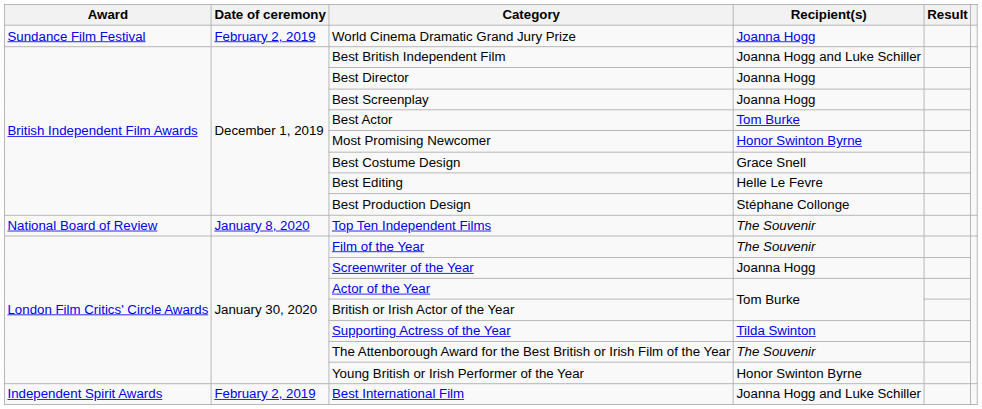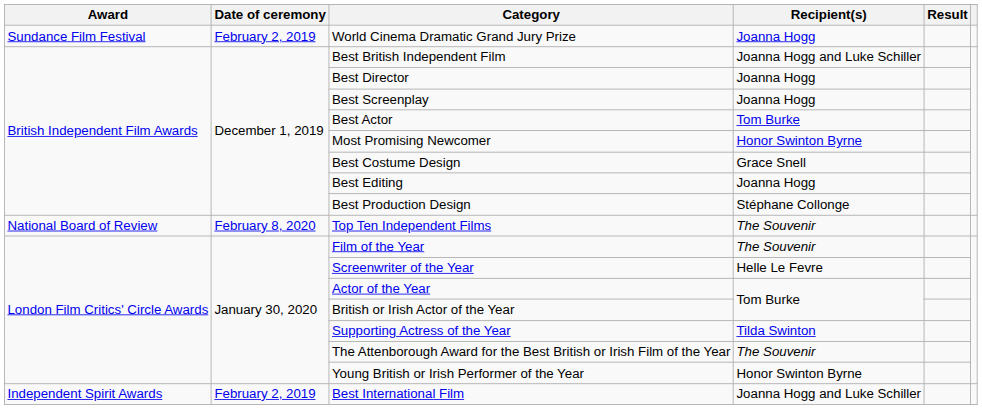(780, 183) Helle Le Fevre -> (776, 183) Joanna Hogg
(262, 225) January 8, 2020 -> (265, 225) February 8, 2020
(776, 267) Joanna Hogg -> (780, 267) Helle Le Fevre
